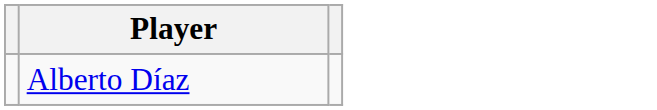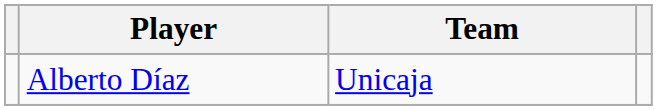+ column: (482, 29)
